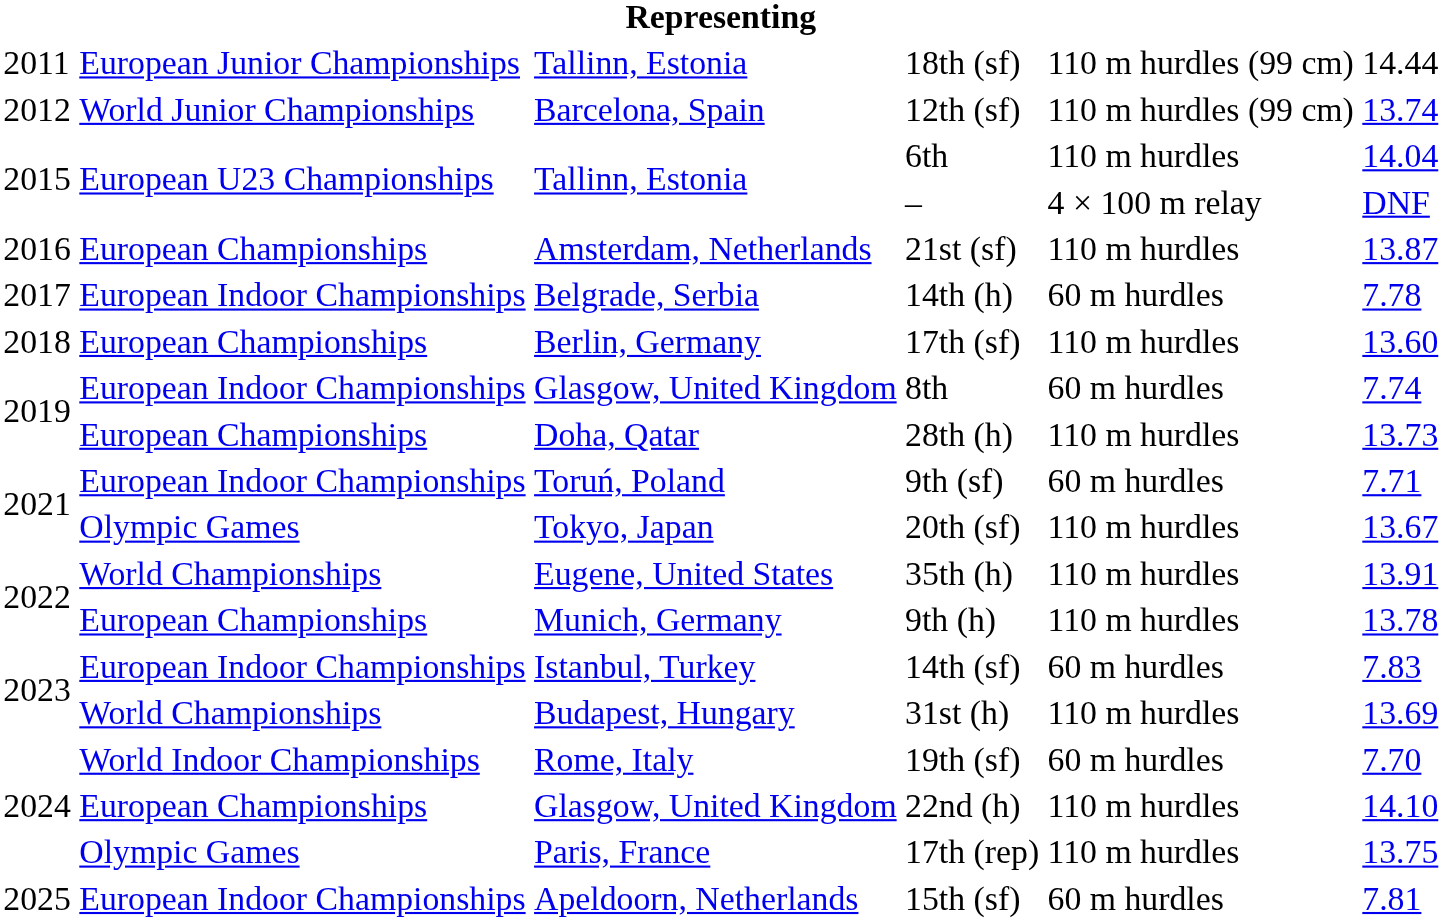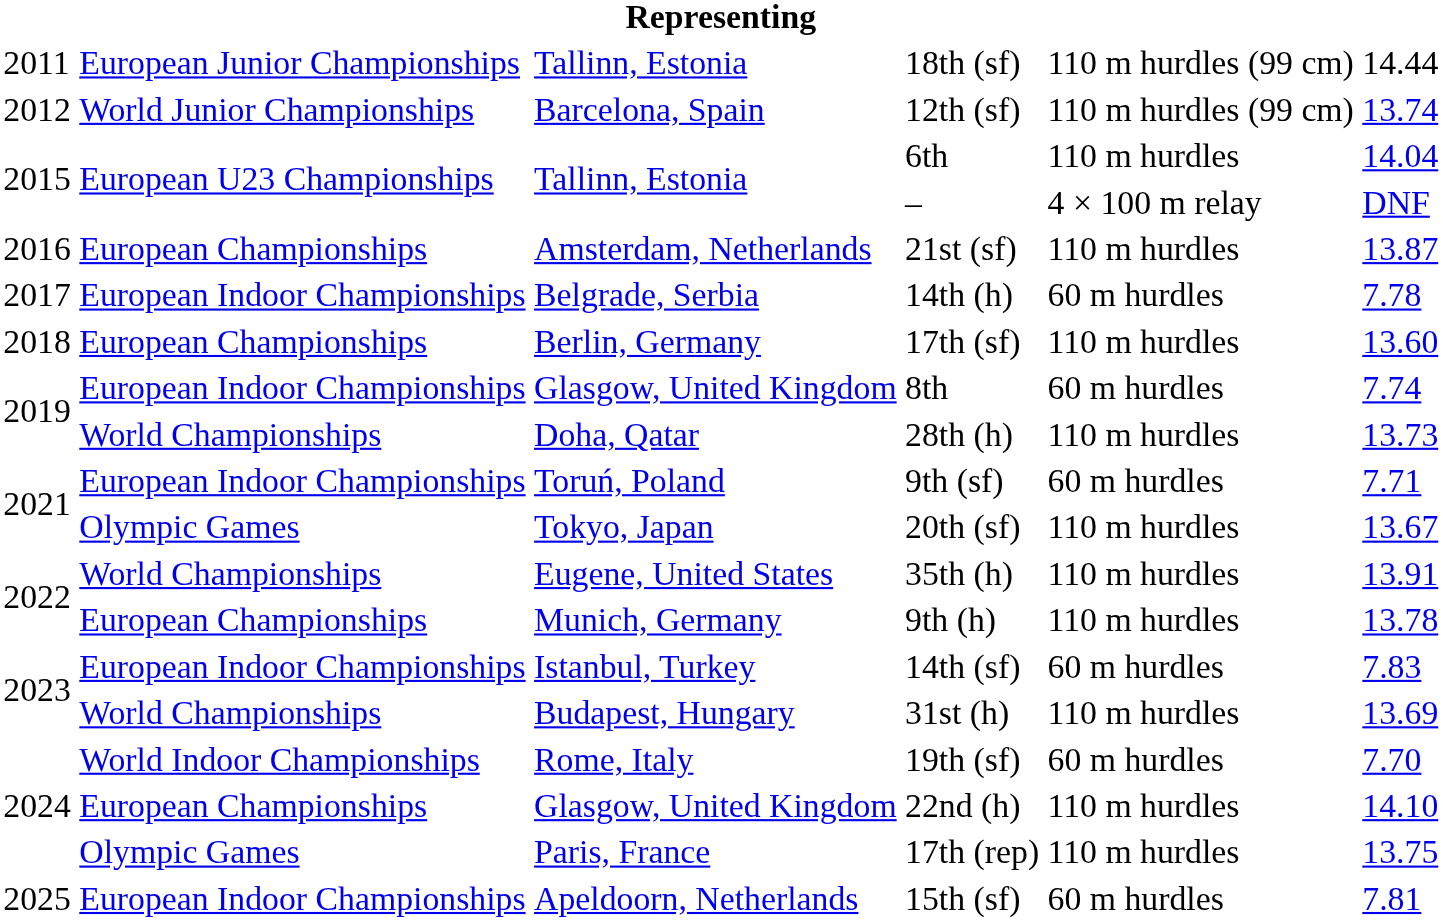(253, 434) European Championships -> (230, 434) World Championships
